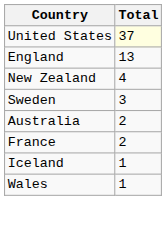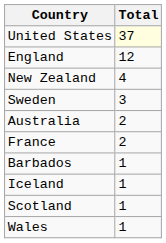(126, 57) 13 -> (126, 57) 12
+ row: (40, 163)
+ row: (40, 206)
